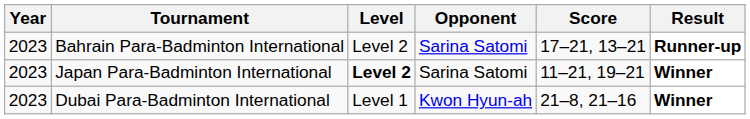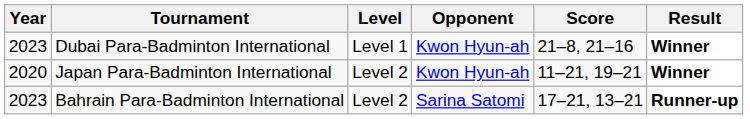rows swapped: (200, 46) <-> (192, 101)
(28, 73) 2023 -> (28, 73) 2020
(382, 73) bold -> (380, 73) normal
(473, 73) Sarina Satomi -> (473, 73) Kwon Hyun-ah
